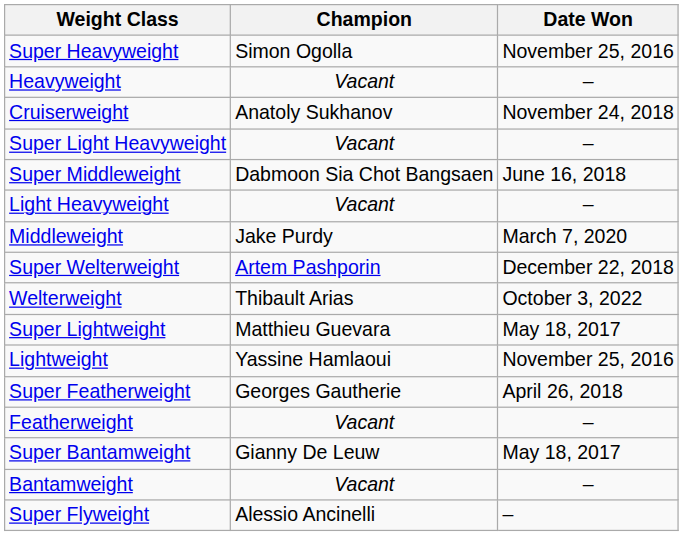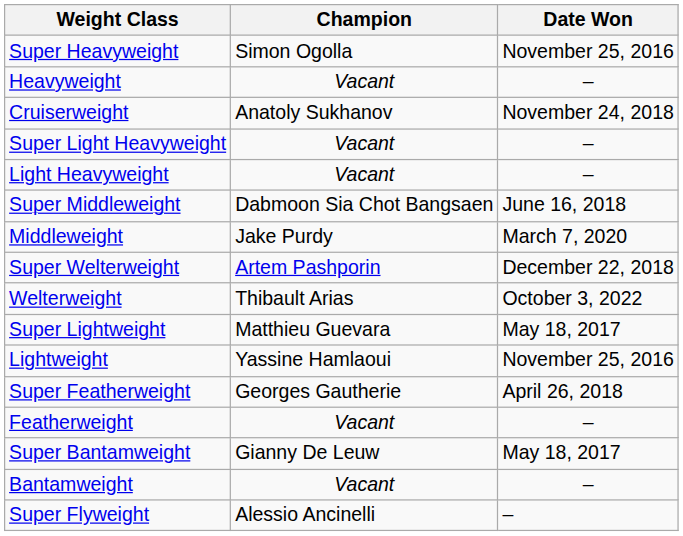rows swapped: (89, 205) <-> (95, 174)
